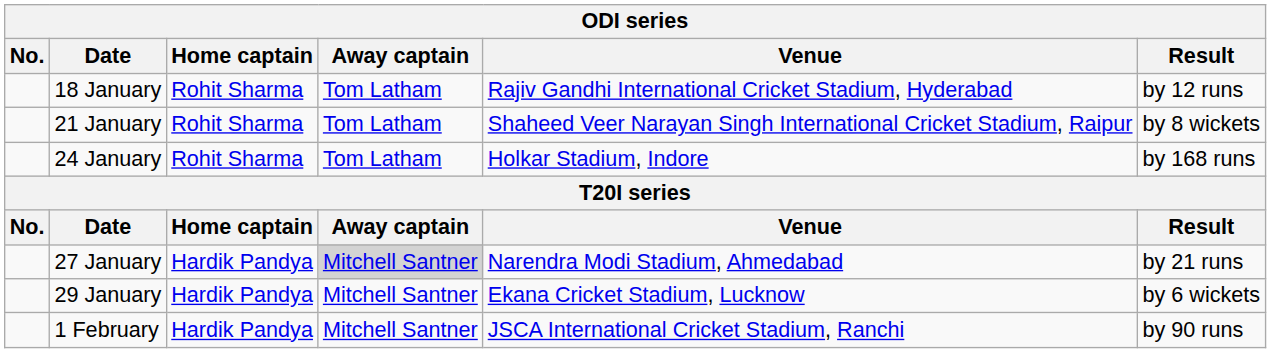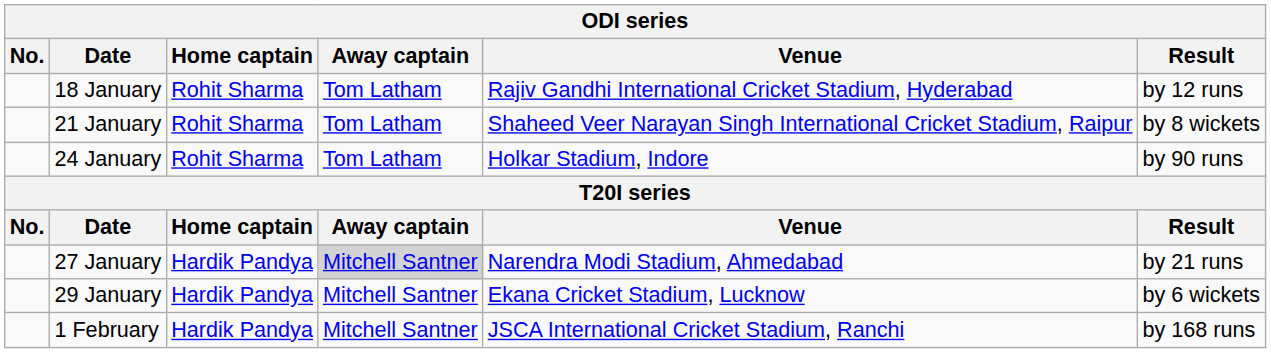(1199, 158) by 168 runs -> (1193, 158) by 90 runs
(1193, 329) by 90 runs -> (1199, 329) by 168 runs
